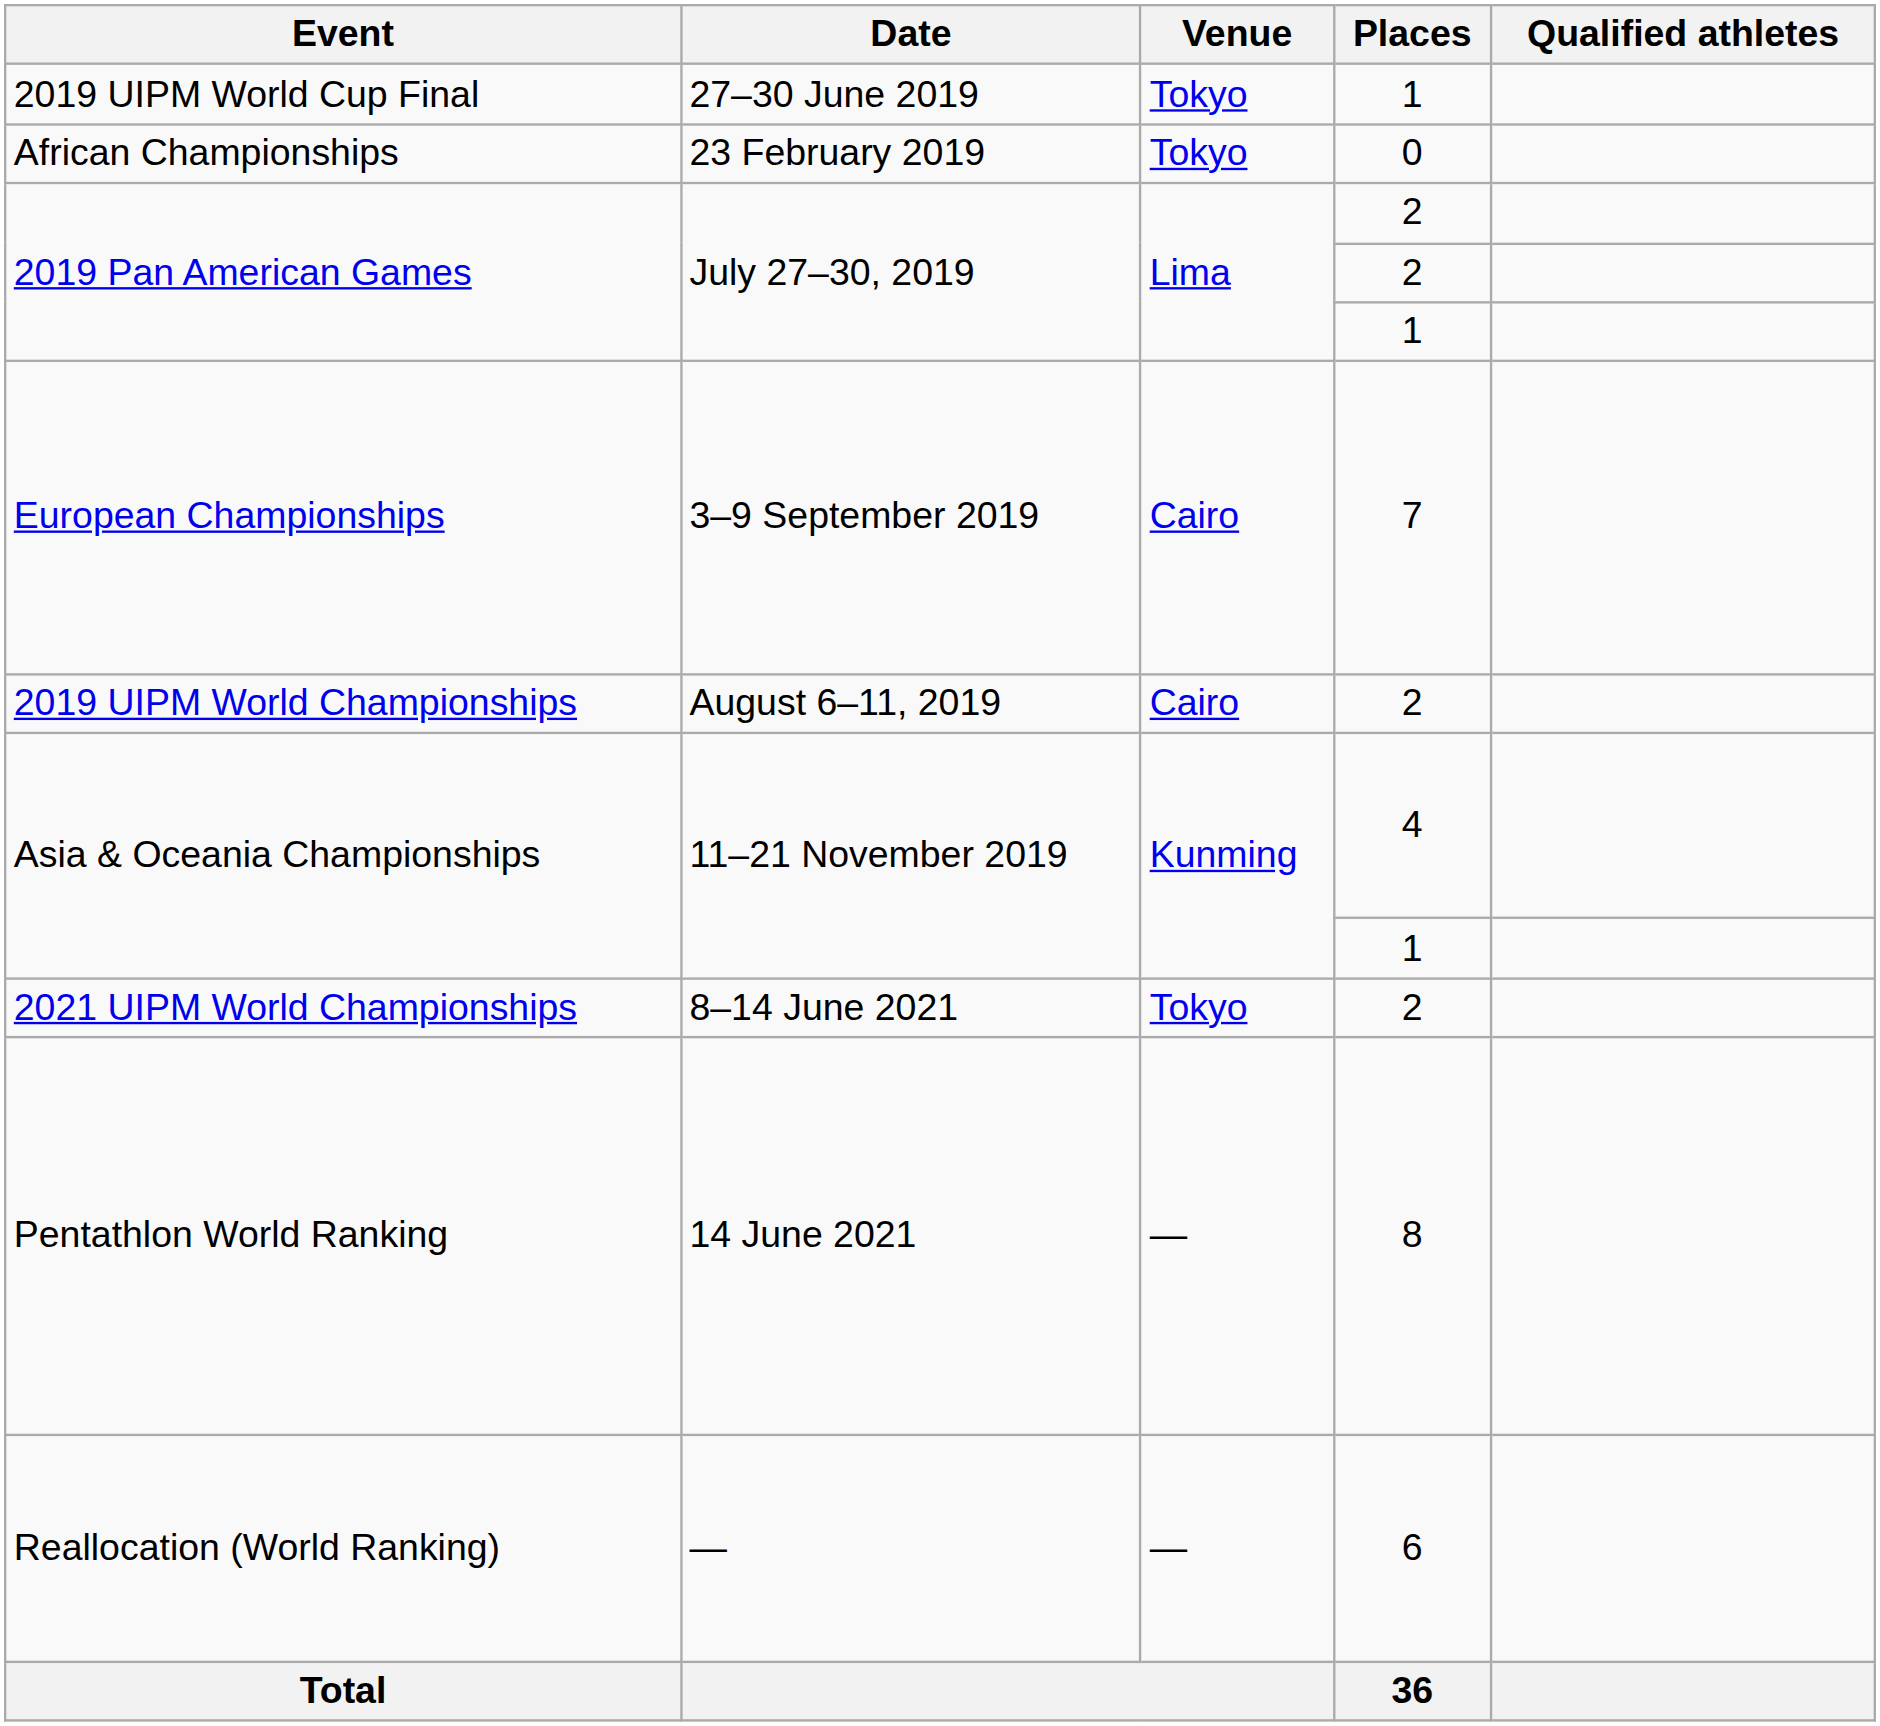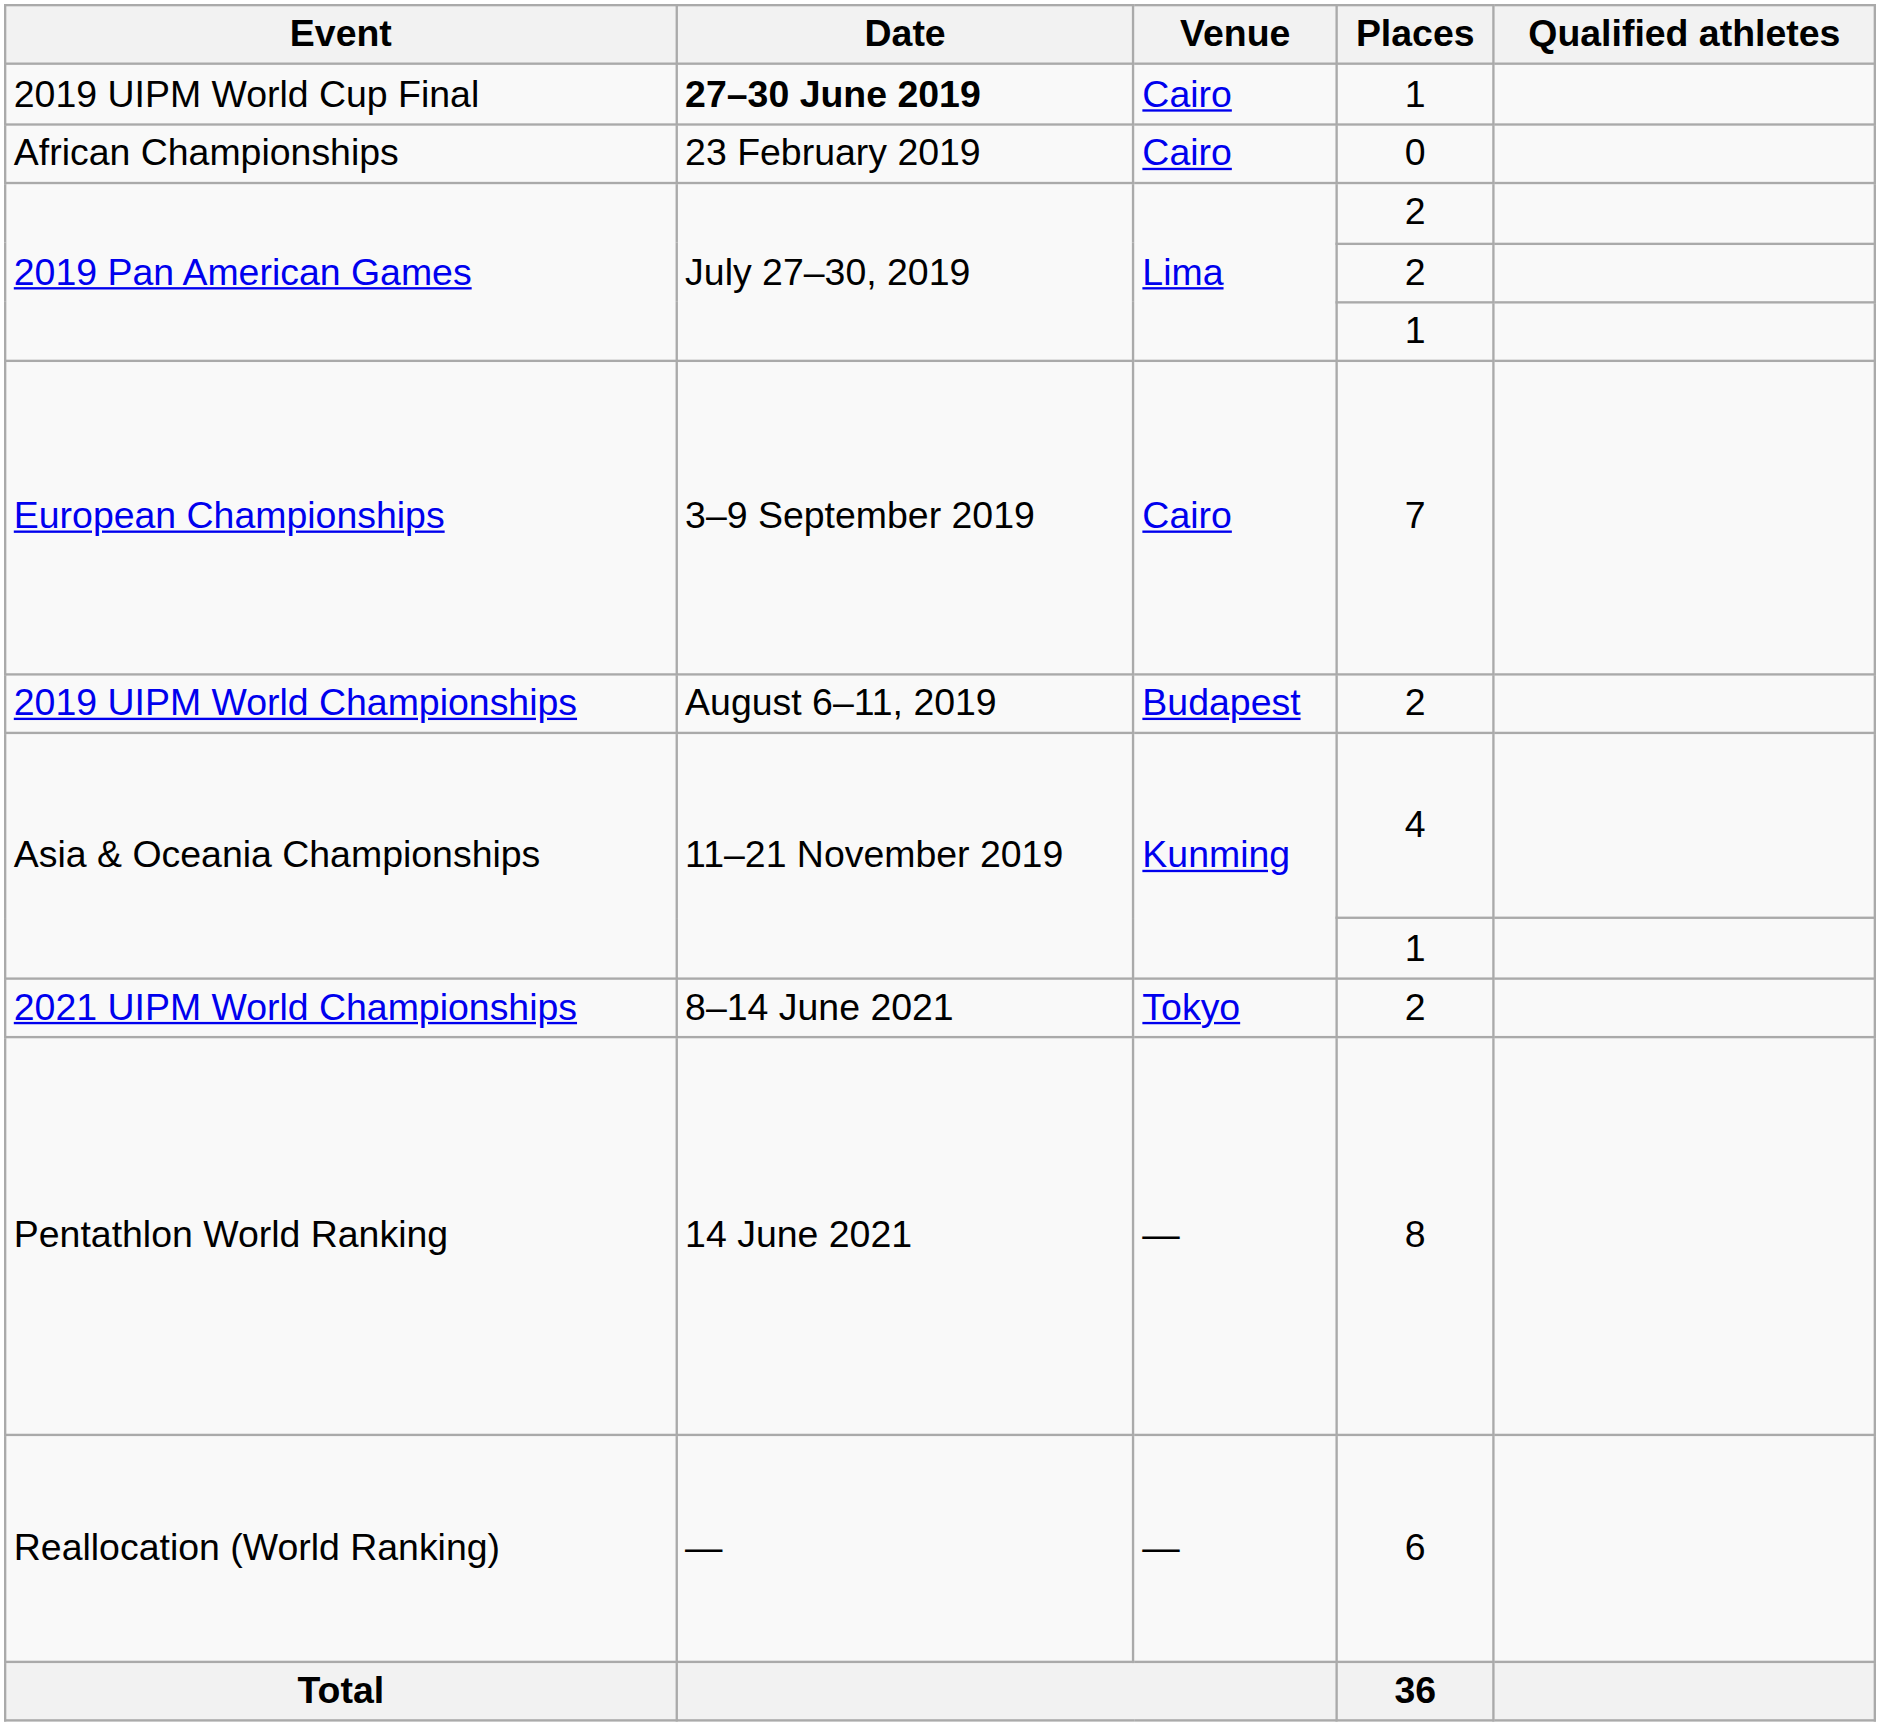(834, 93) normal -> (833, 93) bold
(1199, 93) Tokyo -> (1187, 93) Cairo
(1199, 152) Tokyo -> (1187, 152) Cairo
(1194, 702) Cairo -> (1221, 702) Budapest
